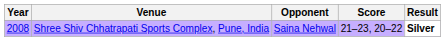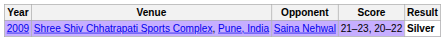(18, 29) 2008 -> (18, 29) 2009
